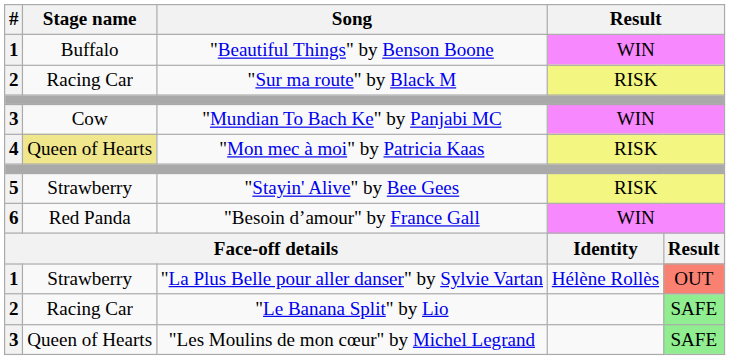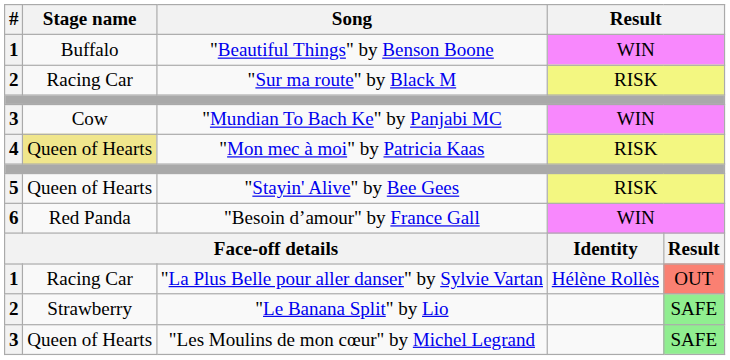(90, 188) Strawberry -> (90, 188) Queen of Hearts
(90, 278) Strawberry -> (90, 278) Racing Car
(90, 308) Racing Car -> (90, 308) Strawberry
